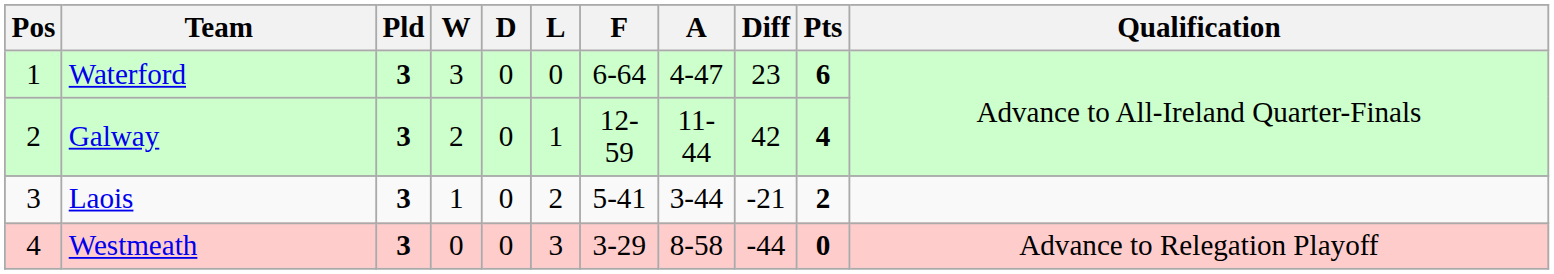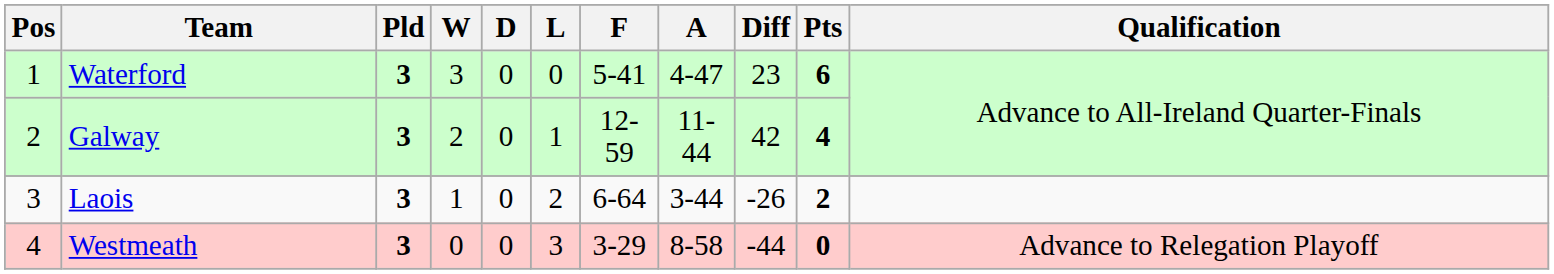(619, 73) 6-64 -> (619, 73) 5-41
(619, 198) 5-41 -> (619, 198) 6-64
(766, 198) -21 -> (766, 198) -26
